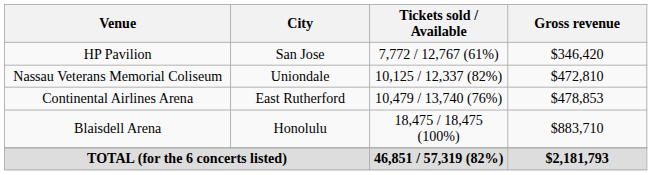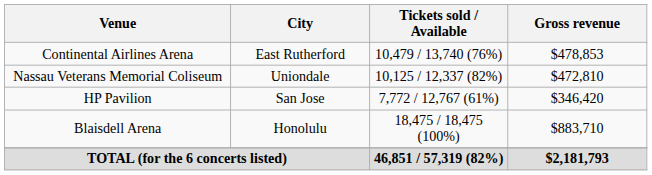rows swapped: (118, 98) <-> (118, 53)
